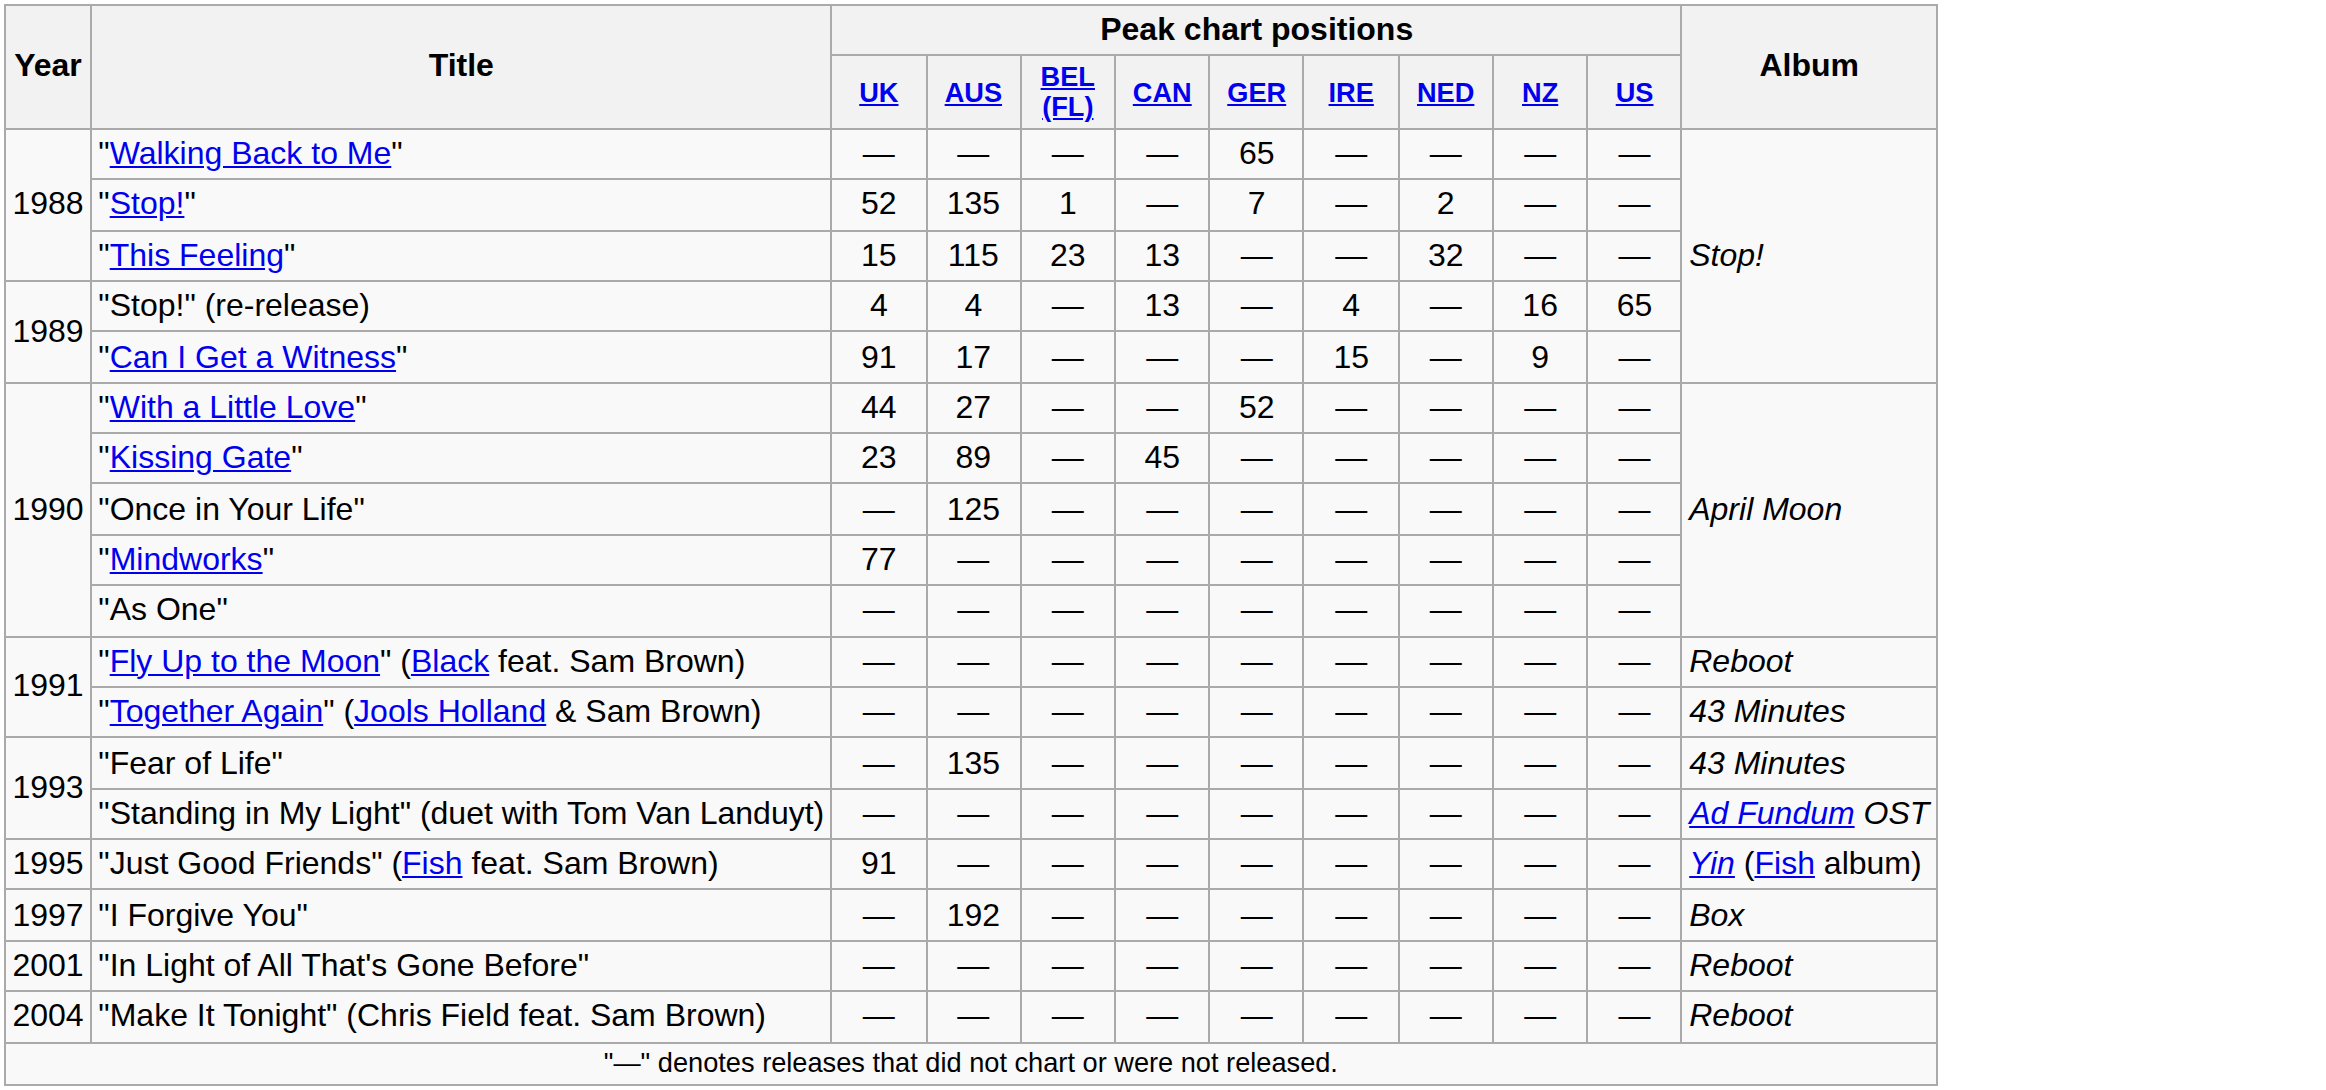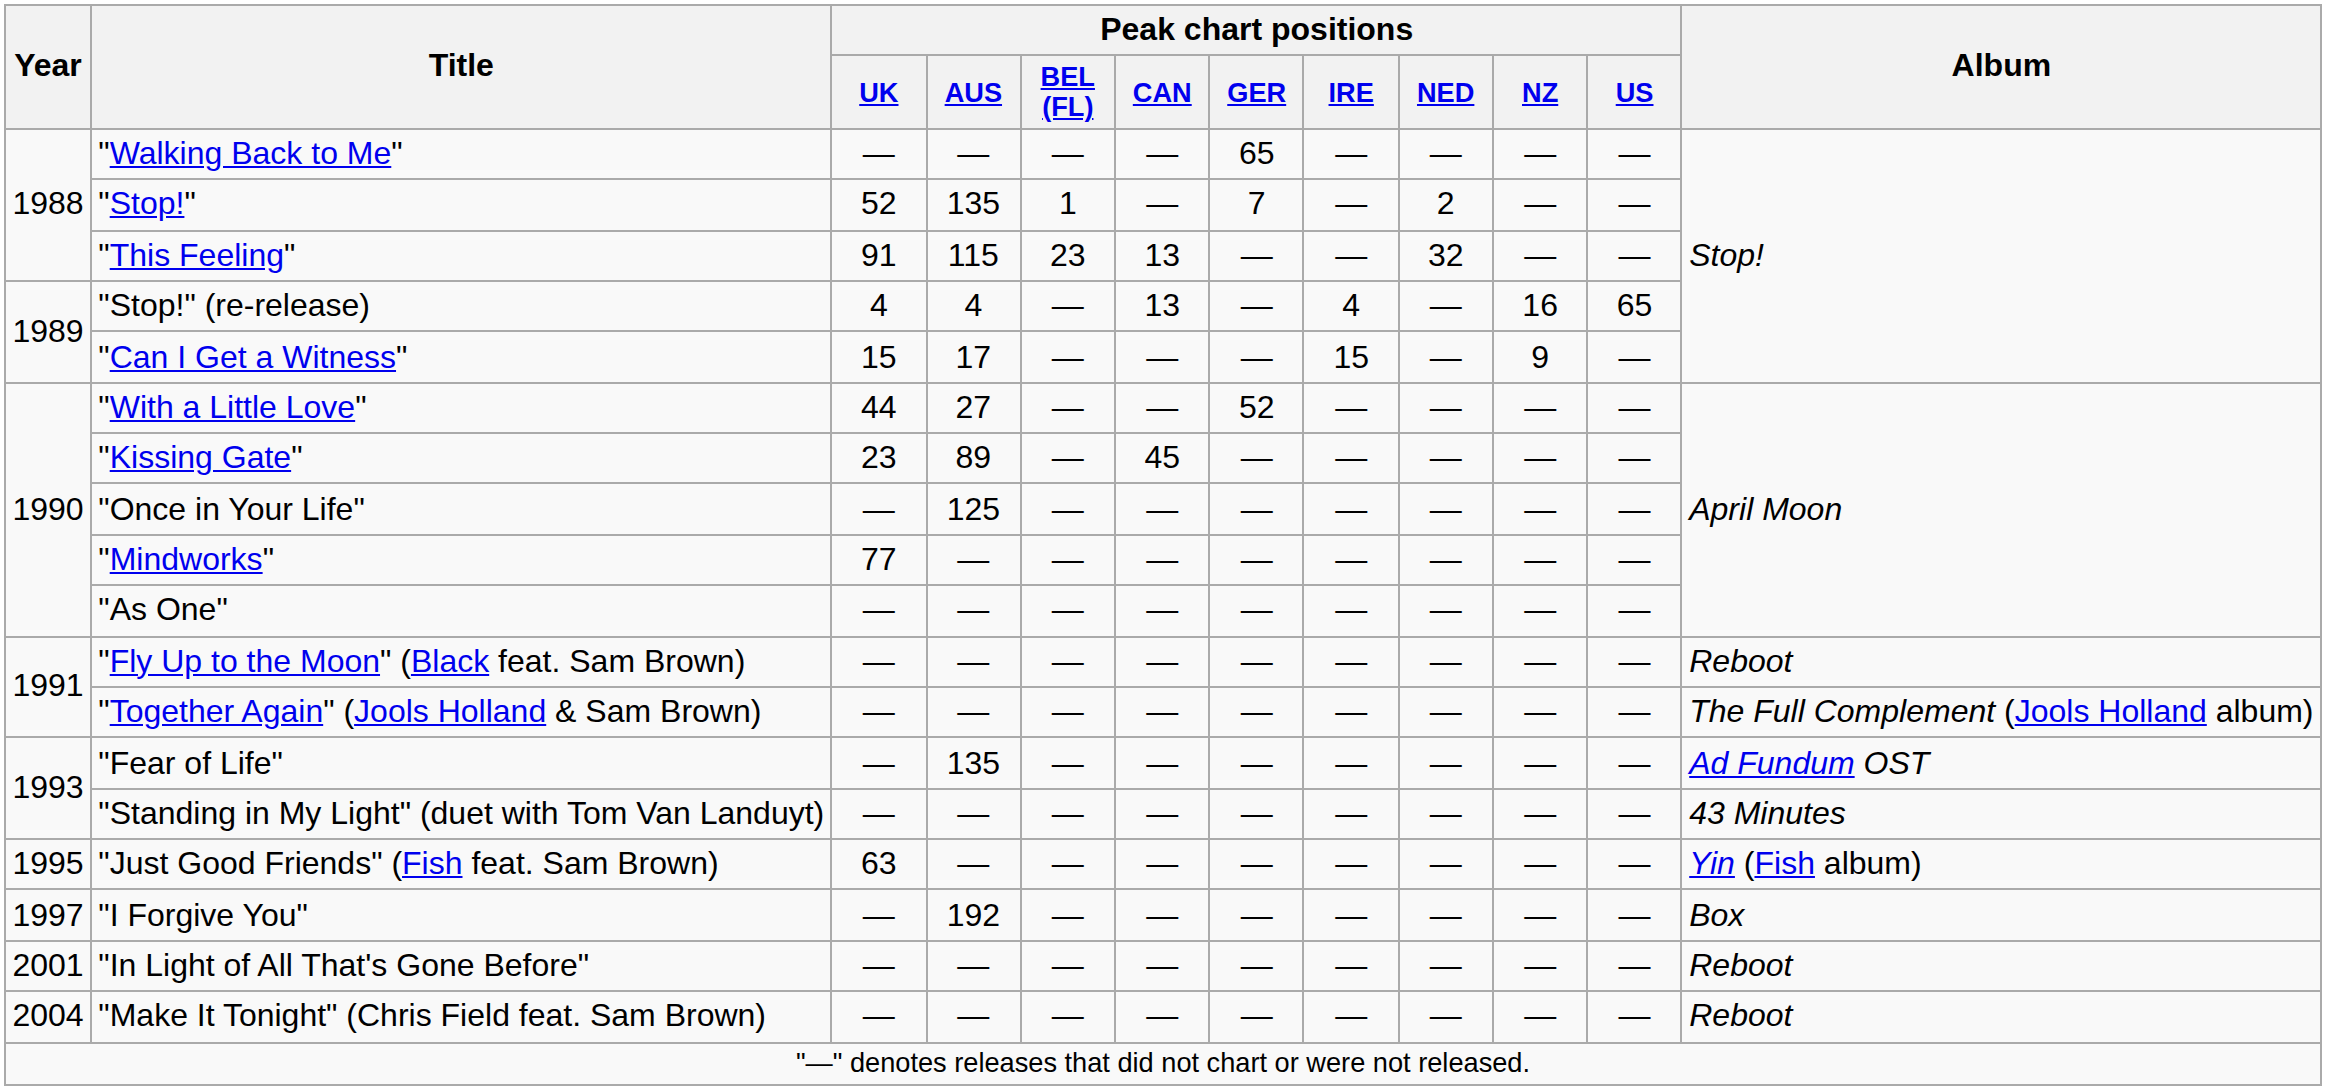(879, 254) 15 -> (879, 254) 91
(879, 356) 91 -> (879, 356) 15
(1767, 711) 43 Minutes -> (2001, 711) The Full Complement (Jools Holland album)
(1767, 762) 43 Minutes -> (1809, 762) Ad Fundum OST
(1809, 813) Ad Fundum OST -> (1767, 813) 43 Minutes
(879, 864) 91 -> (879, 864) 63
